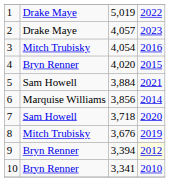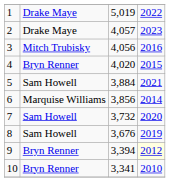(123, 47) 4,054 -> (123, 47) 4,056
(123, 116) 3,718 -> (123, 116) 3,732
(56, 133) Mitch Trubisky -> (50, 133) Sam Howell
